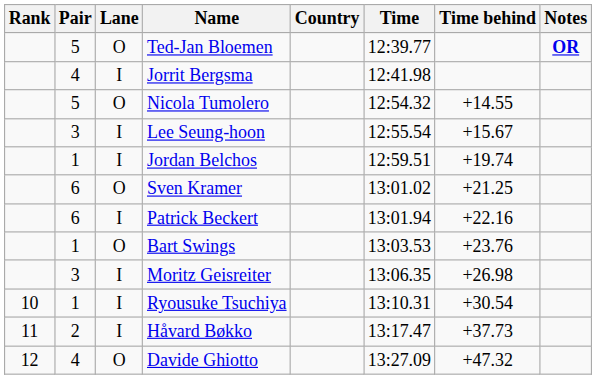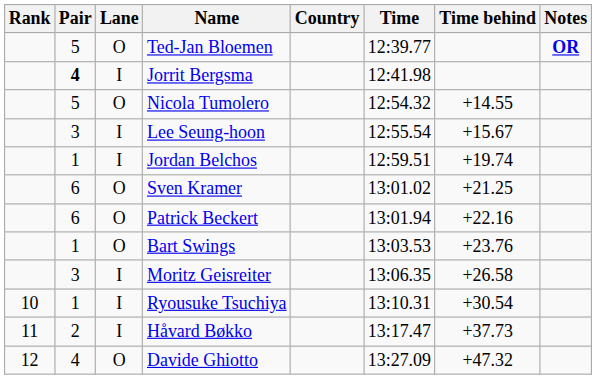(75, 75) normal -> (75, 75) bold
(119, 217) I -> (119, 217) O
(488, 274) +26.98 -> (488, 274) +26.58
